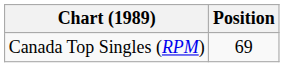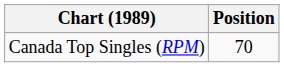(244, 47) 69 -> (244, 47) 70
